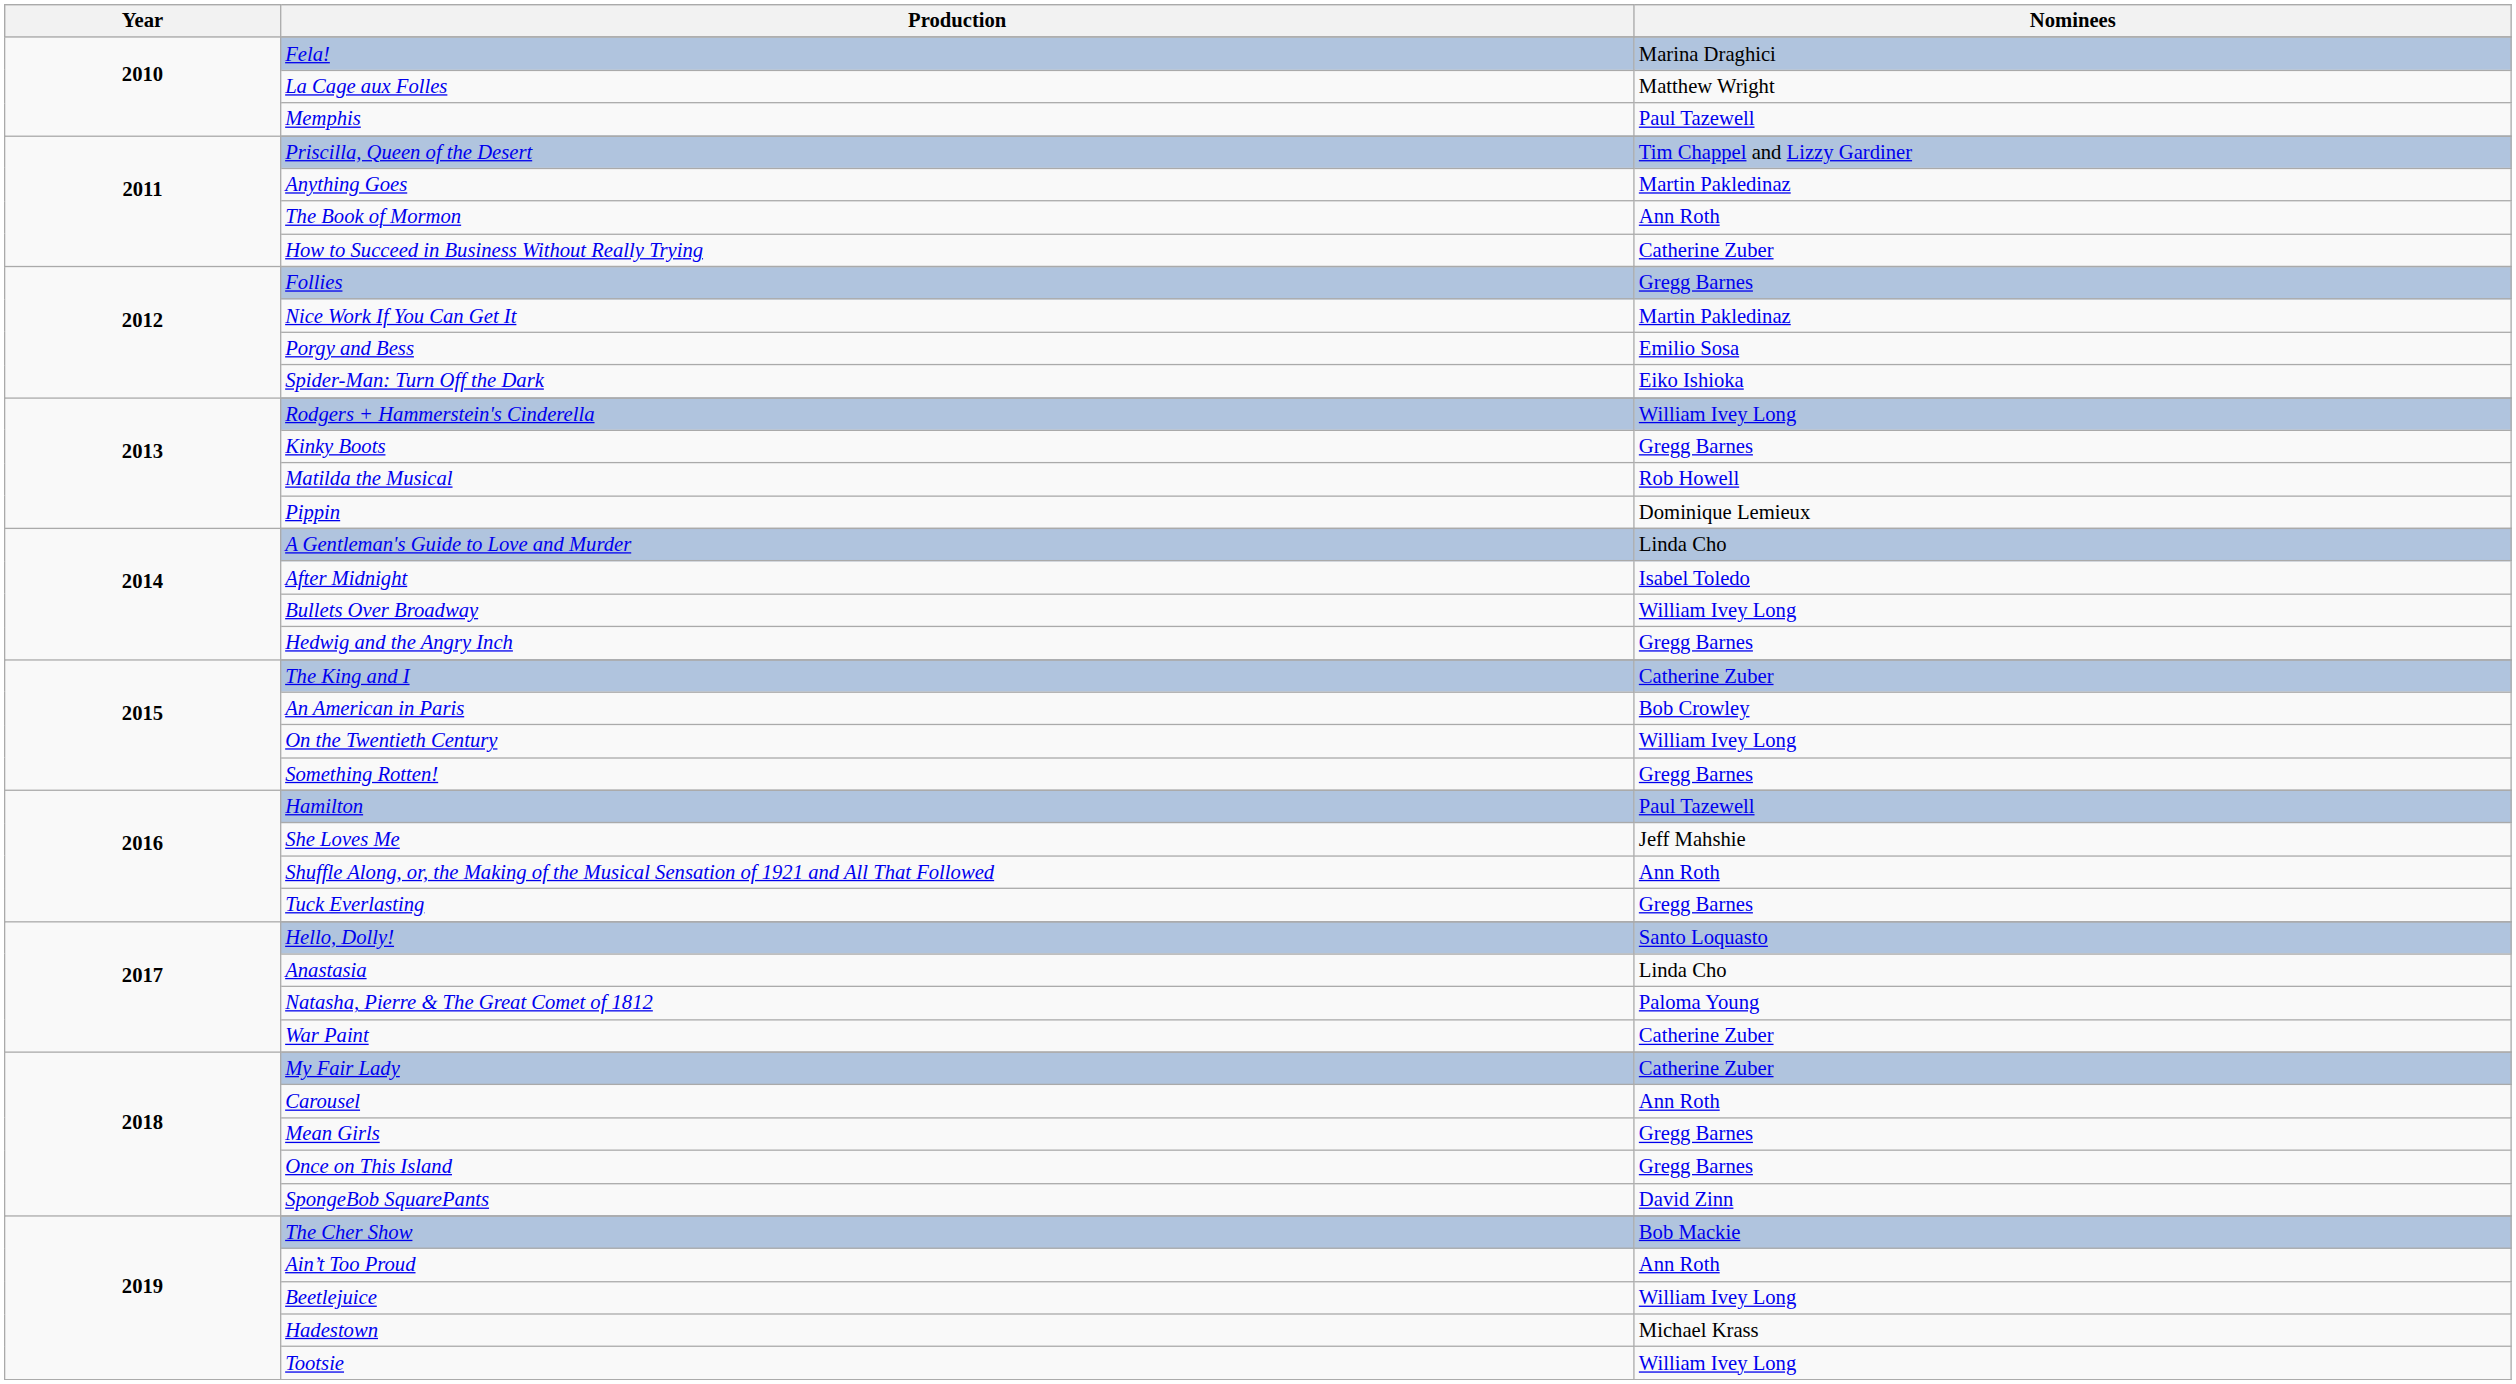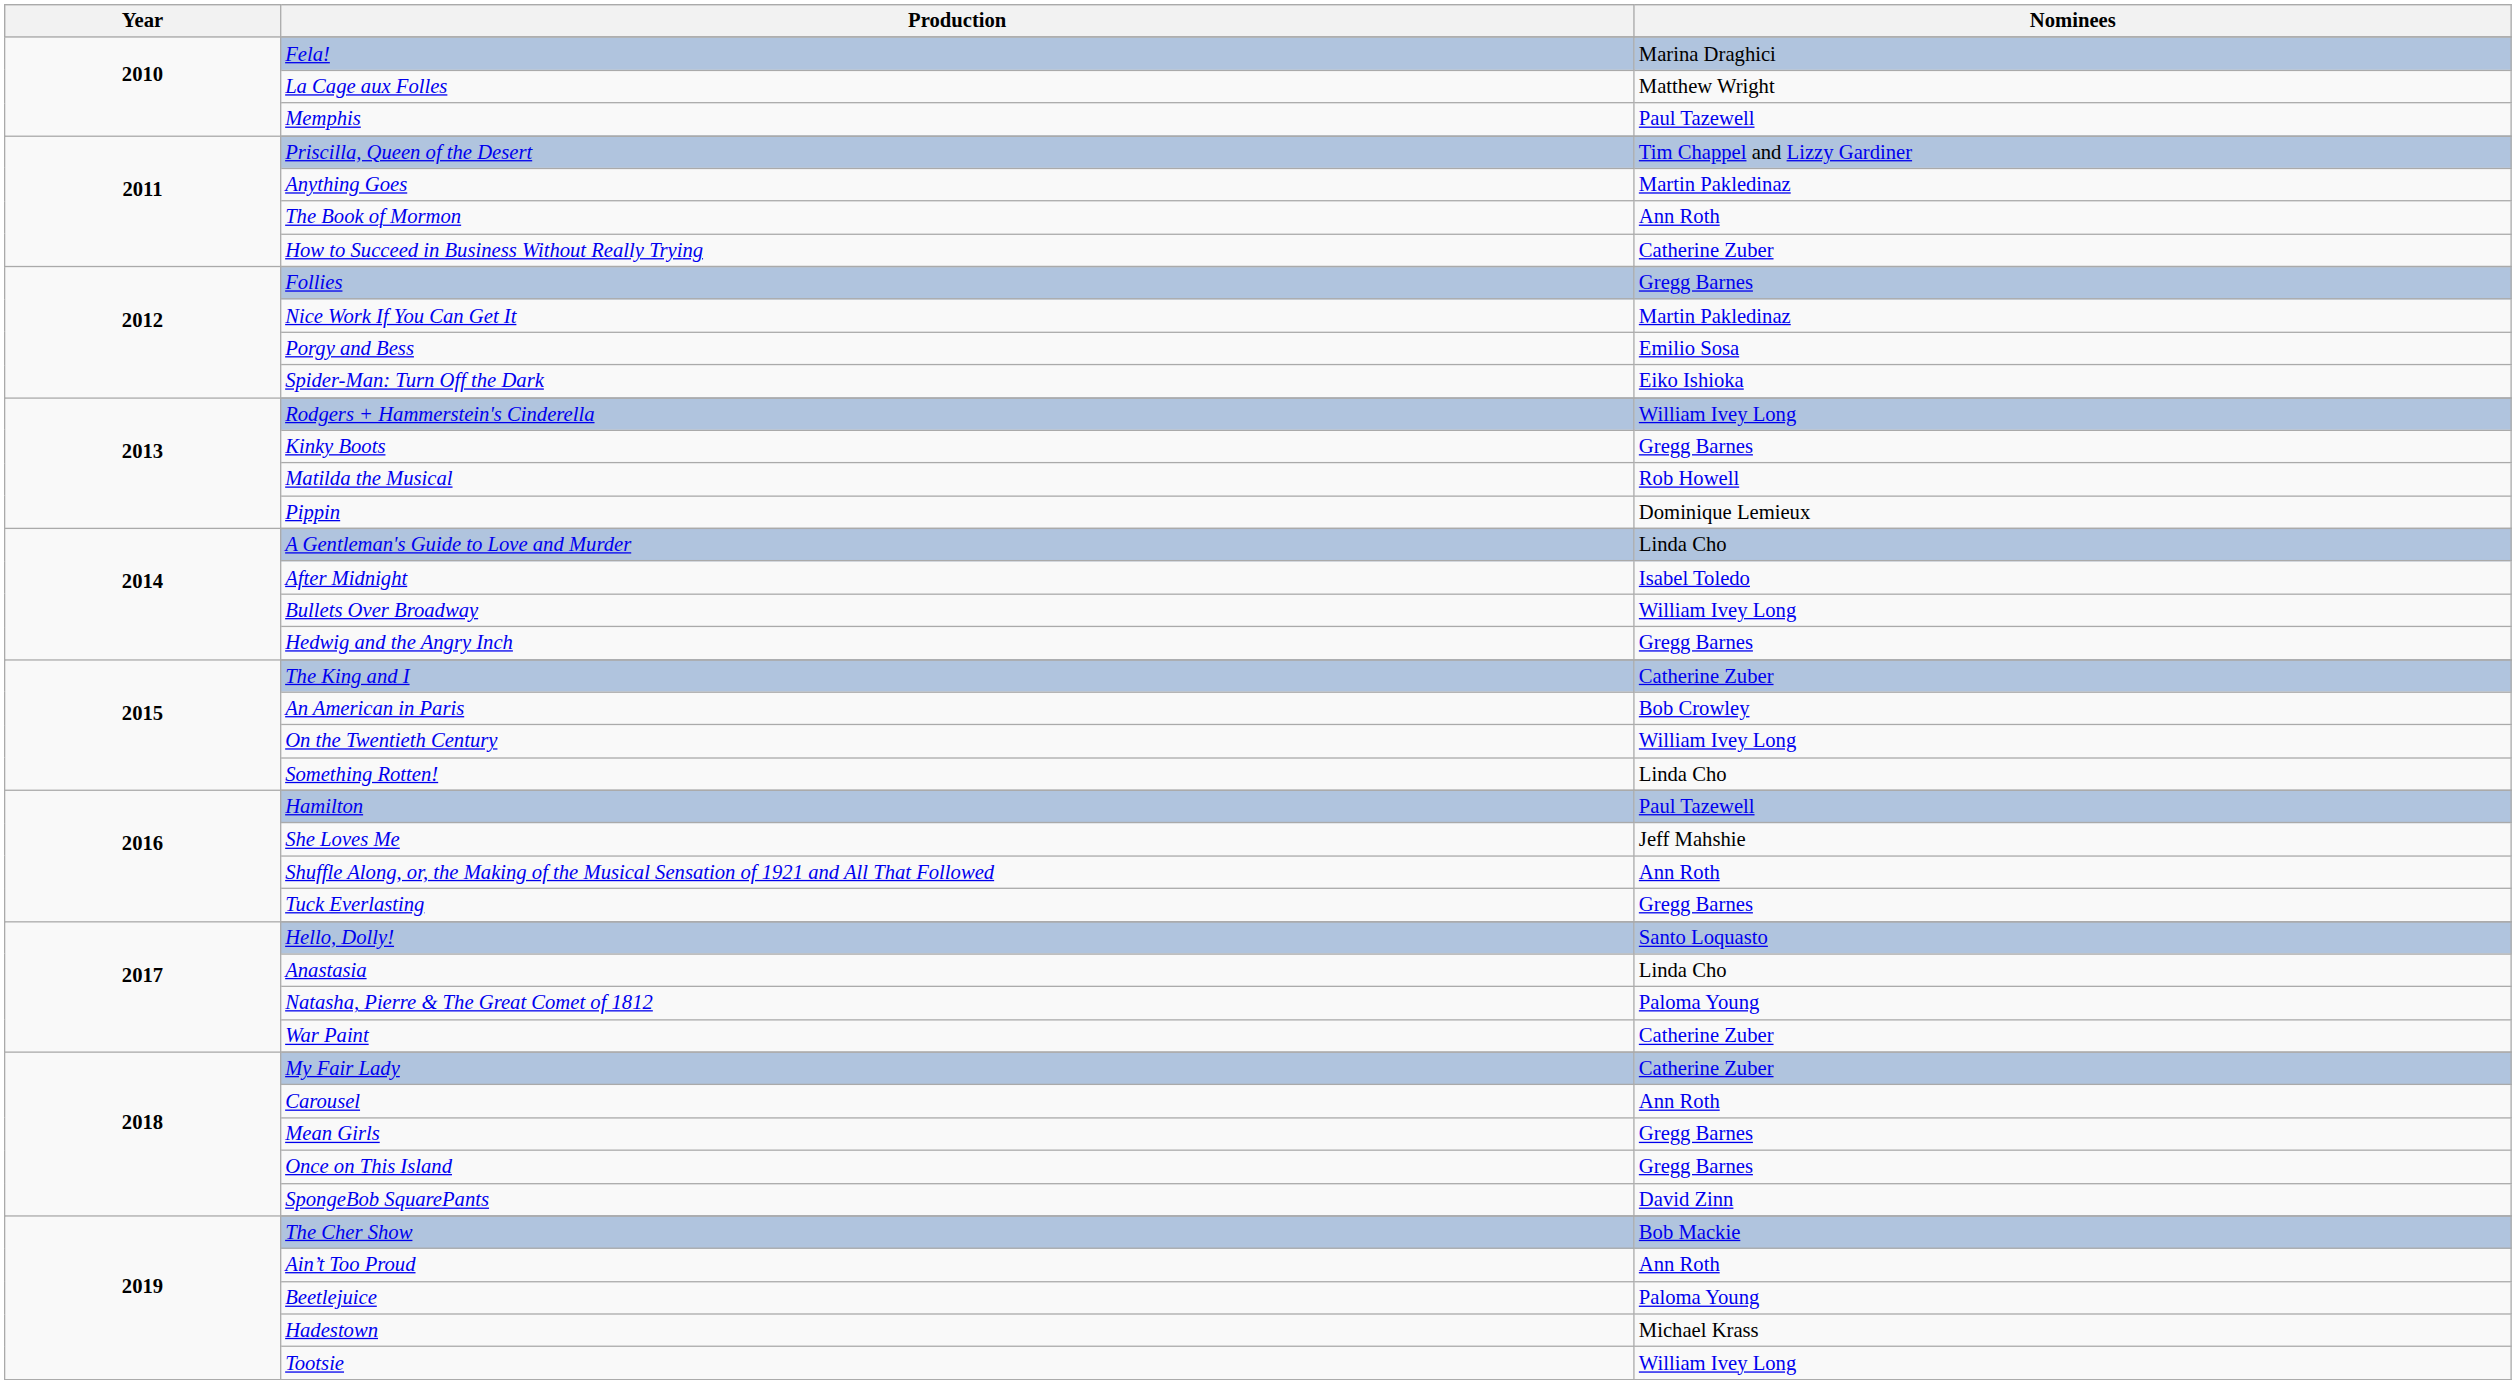(1696, 773) Gregg Barnes -> (1683, 773) Linda Cho
(1718, 1297) William Ivey Long -> (1699, 1297) Paloma Young
